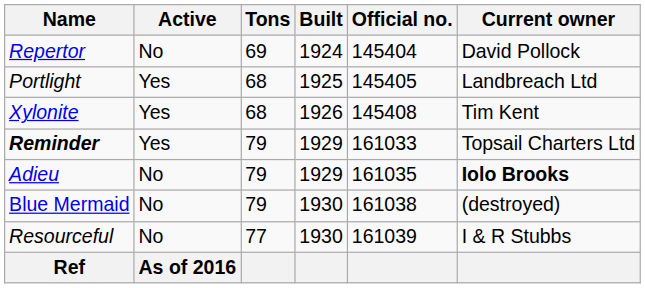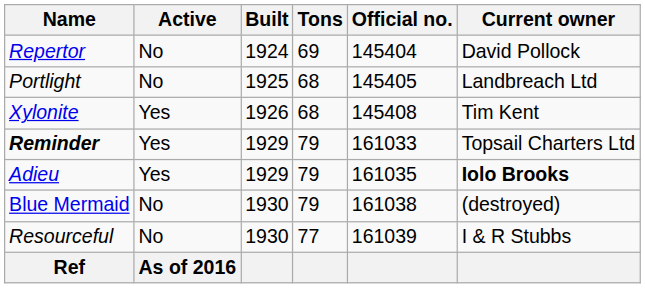columns swapped: (321, 19) <-> (268, 19)
(154, 81) Yes -> (151, 81) No
(151, 174) No -> (154, 174) Yes
